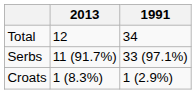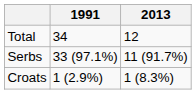columns swapped: (155, 15) <-> (85, 15)
